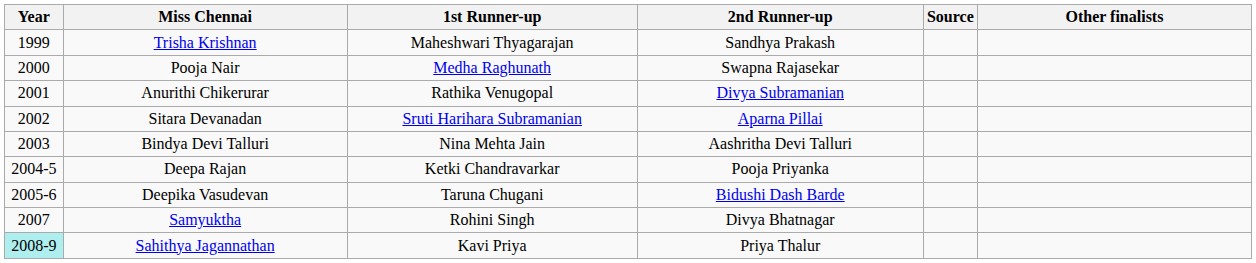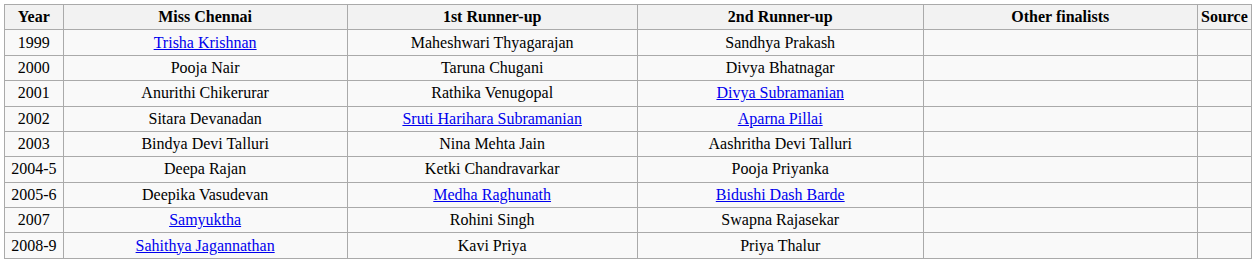columns swapped: (1114, 17) <-> (950, 17)
(492, 67) Medha Raghunath -> (492, 67) Taruna Chugani
(780, 67) Swapna Rajasekar -> (780, 67) Divya Bhatnagar
(492, 194) Taruna Chugani -> (492, 194) Medha Raghunath
(780, 220) Divya Bhatnagar -> (780, 220) Swapna Rajasekar
(34, 245) paleturquoise background -> (34, 245) no background
